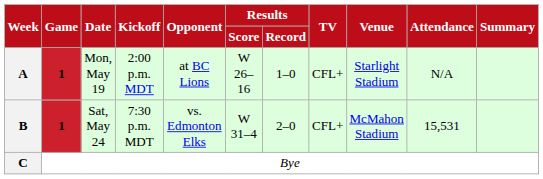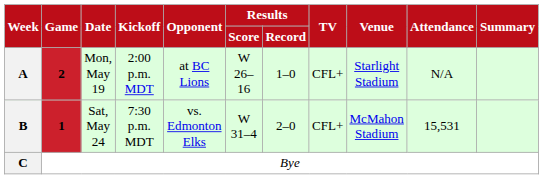(61, 74) 1 -> (61, 74) 2
